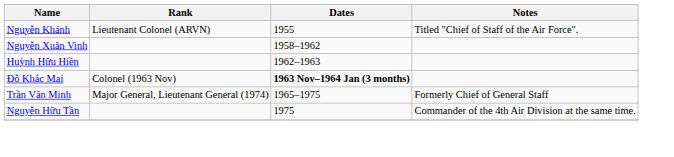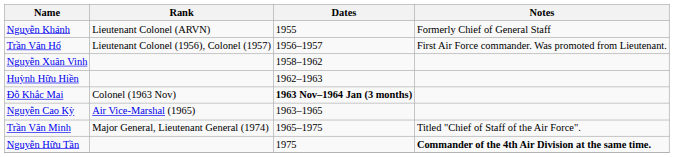(496, 29) Titled "Chief of Staff of the Air Force". -> (484, 29) Formerly Chief of General Staff
+ row: (34, 45)
+ row: (41, 111)
(481, 95) Formerly Chief of General Staff -> (499, 128) Titled "Chief of Staff of the Air Force".
(525, 111) normal -> (534, 144) bold
